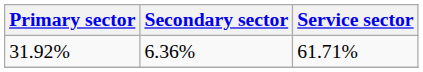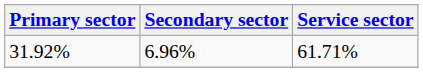(170, 51) 6.36% -> (170, 51) 6.96%
